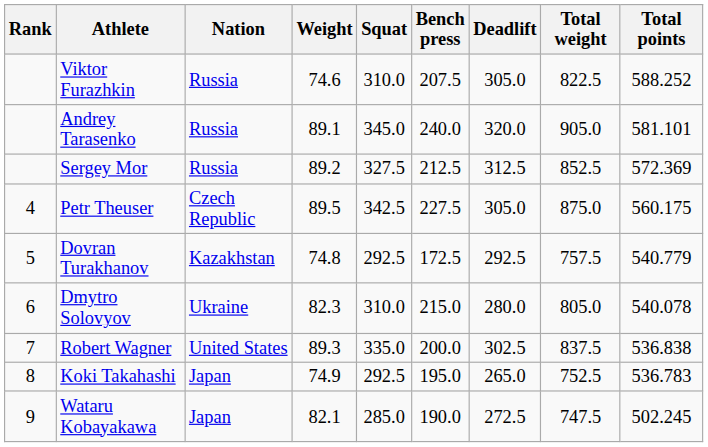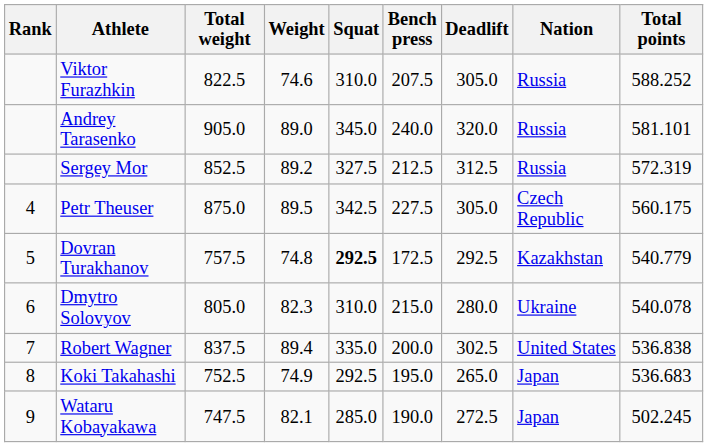columns swapped: (238, 29) <-> (581, 29)
(325, 129) 89.1 -> (297, 129) 89.0
(661, 168) 572.369 -> (661, 168) 572.319
(384, 258) normal -> (356, 258) bold
(325, 347) 89.3 -> (297, 347) 89.4
(661, 376) 536.783 -> (661, 376) 536.683
